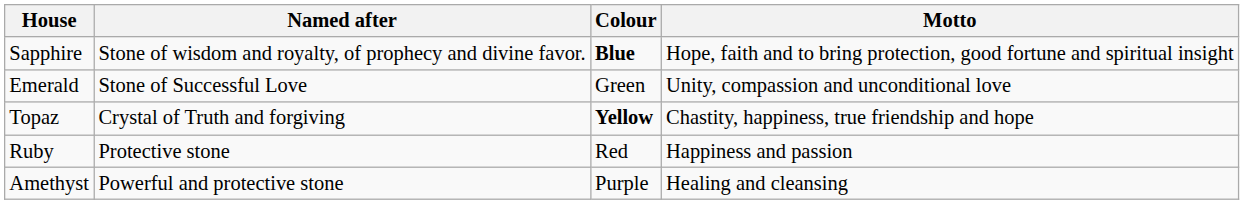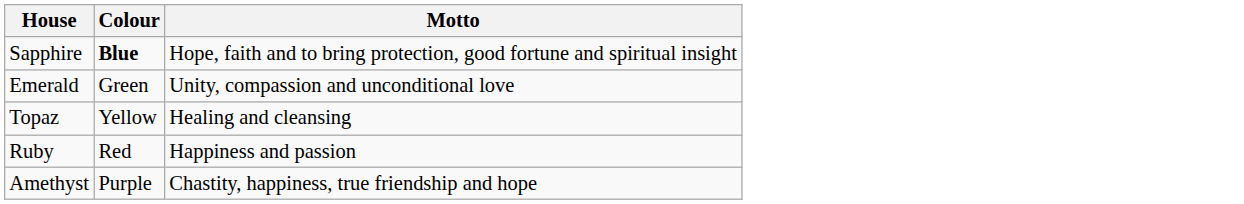- column: (342, 20)
(624, 118) bold -> (128, 118) normal
(850, 118) Chastity, happiness, true friendship and hope -> (260, 118) Healing and cleansing
(757, 183) Healing and cleansing -> (353, 183) Chastity, happiness, true friendship and hope
